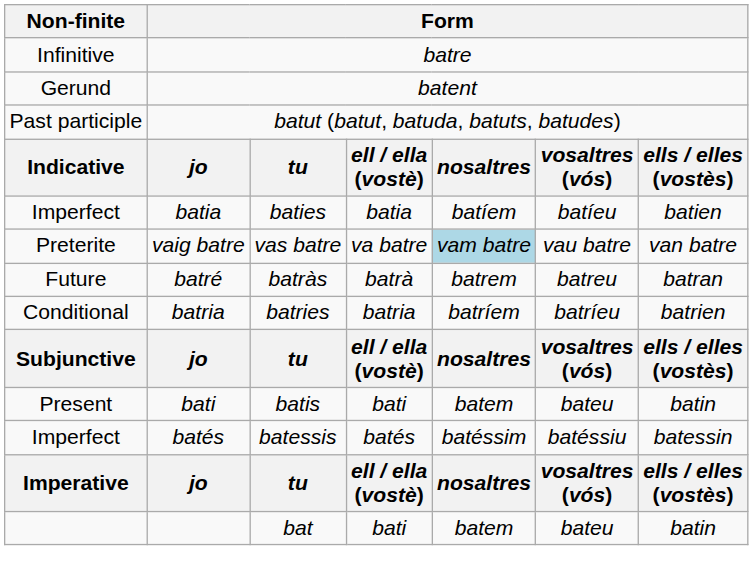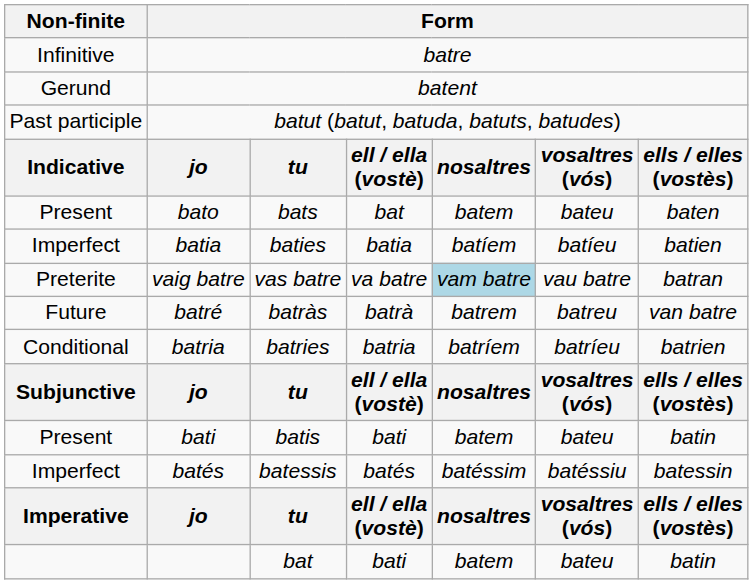+ row: (198, 212)
(693, 245) van batre -> (693, 279) batran
(693, 279) batran -> (693, 312) van batre
